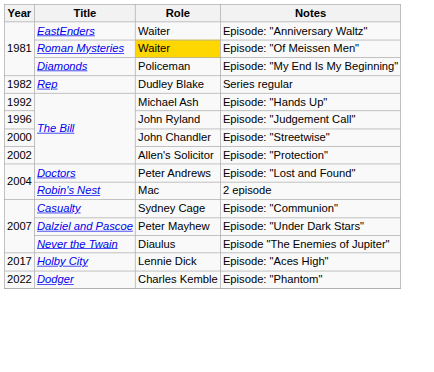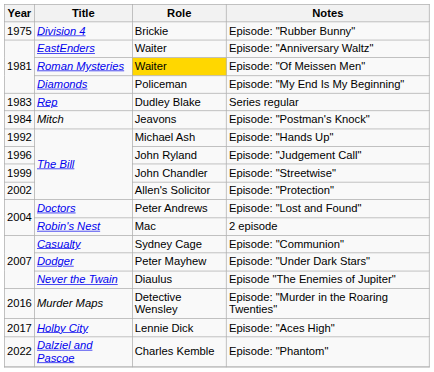+ row: (292, 31)
(19, 84) 1982 -> (19, 102) 1983
+ row: (299, 119)
(19, 137) 2000 -> (19, 173) 1999
(85, 226) Dalziel and Pascoe -> (55, 262) Dodger
+ row: (308, 303)
(55, 279) Dodger -> (65, 352) Dalziel and Pascoe
